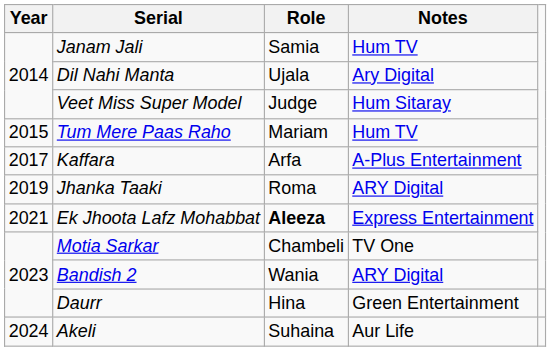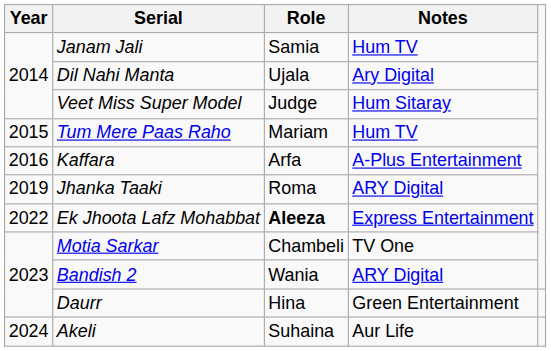(29, 160) 2017 -> (29, 160) 2016
(29, 217) 2021 -> (29, 217) 2022
